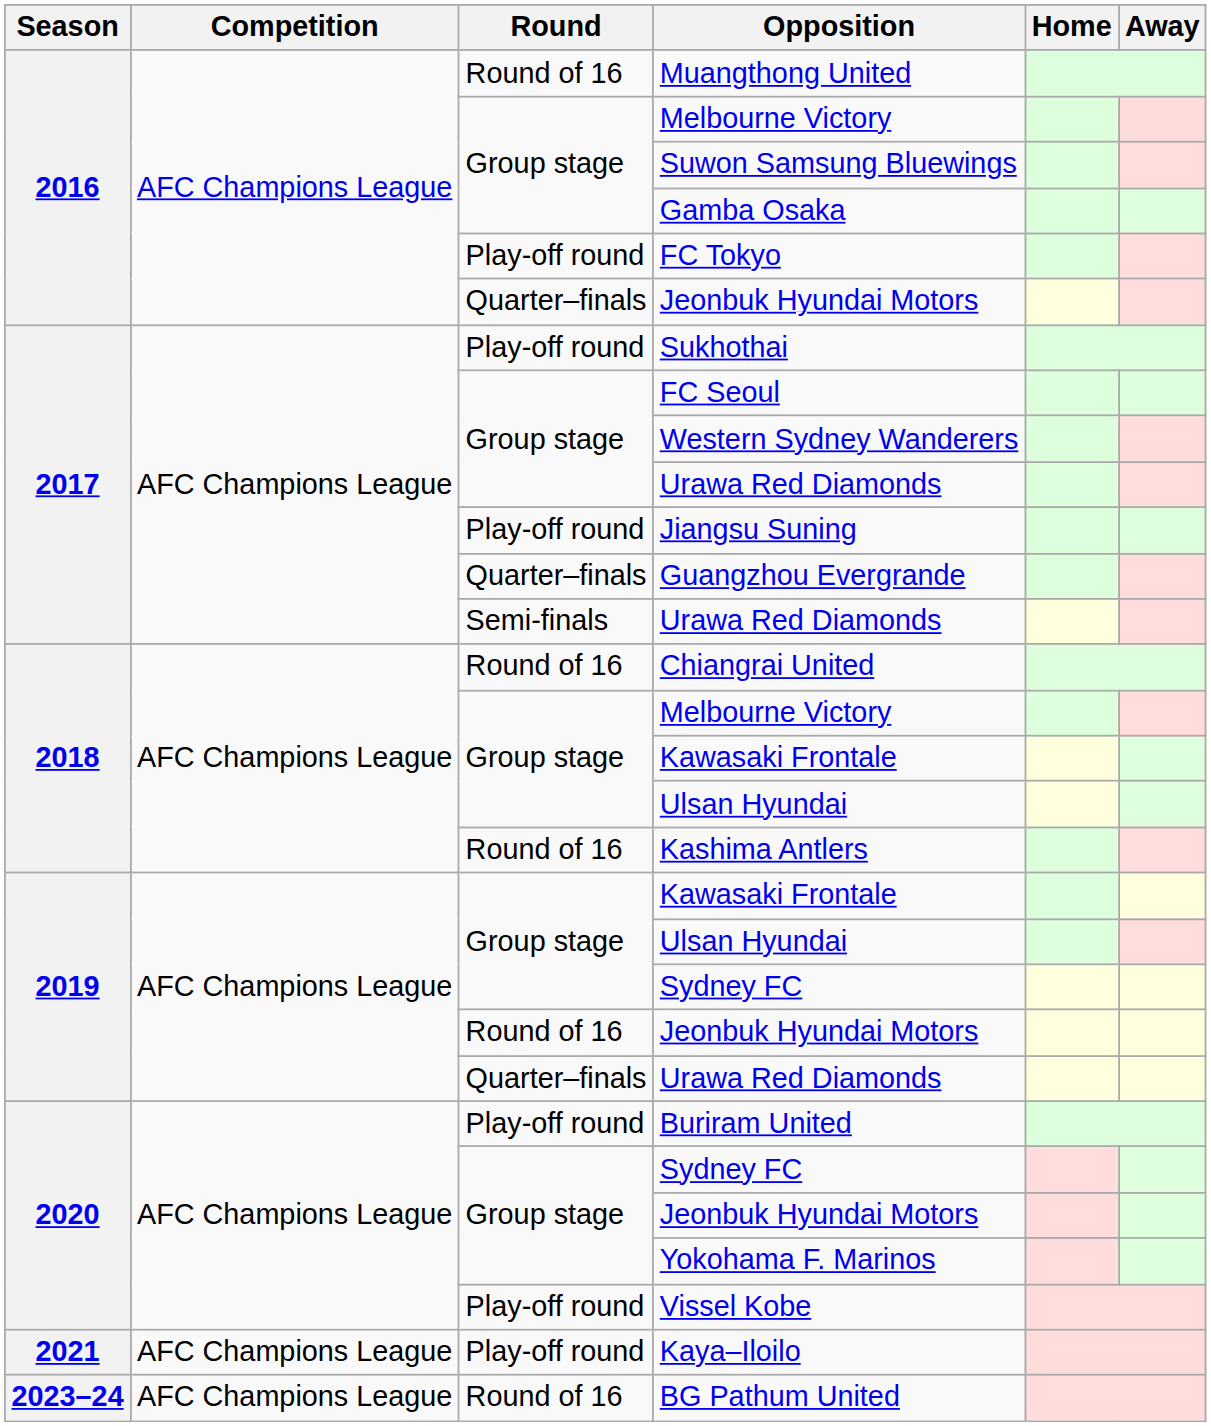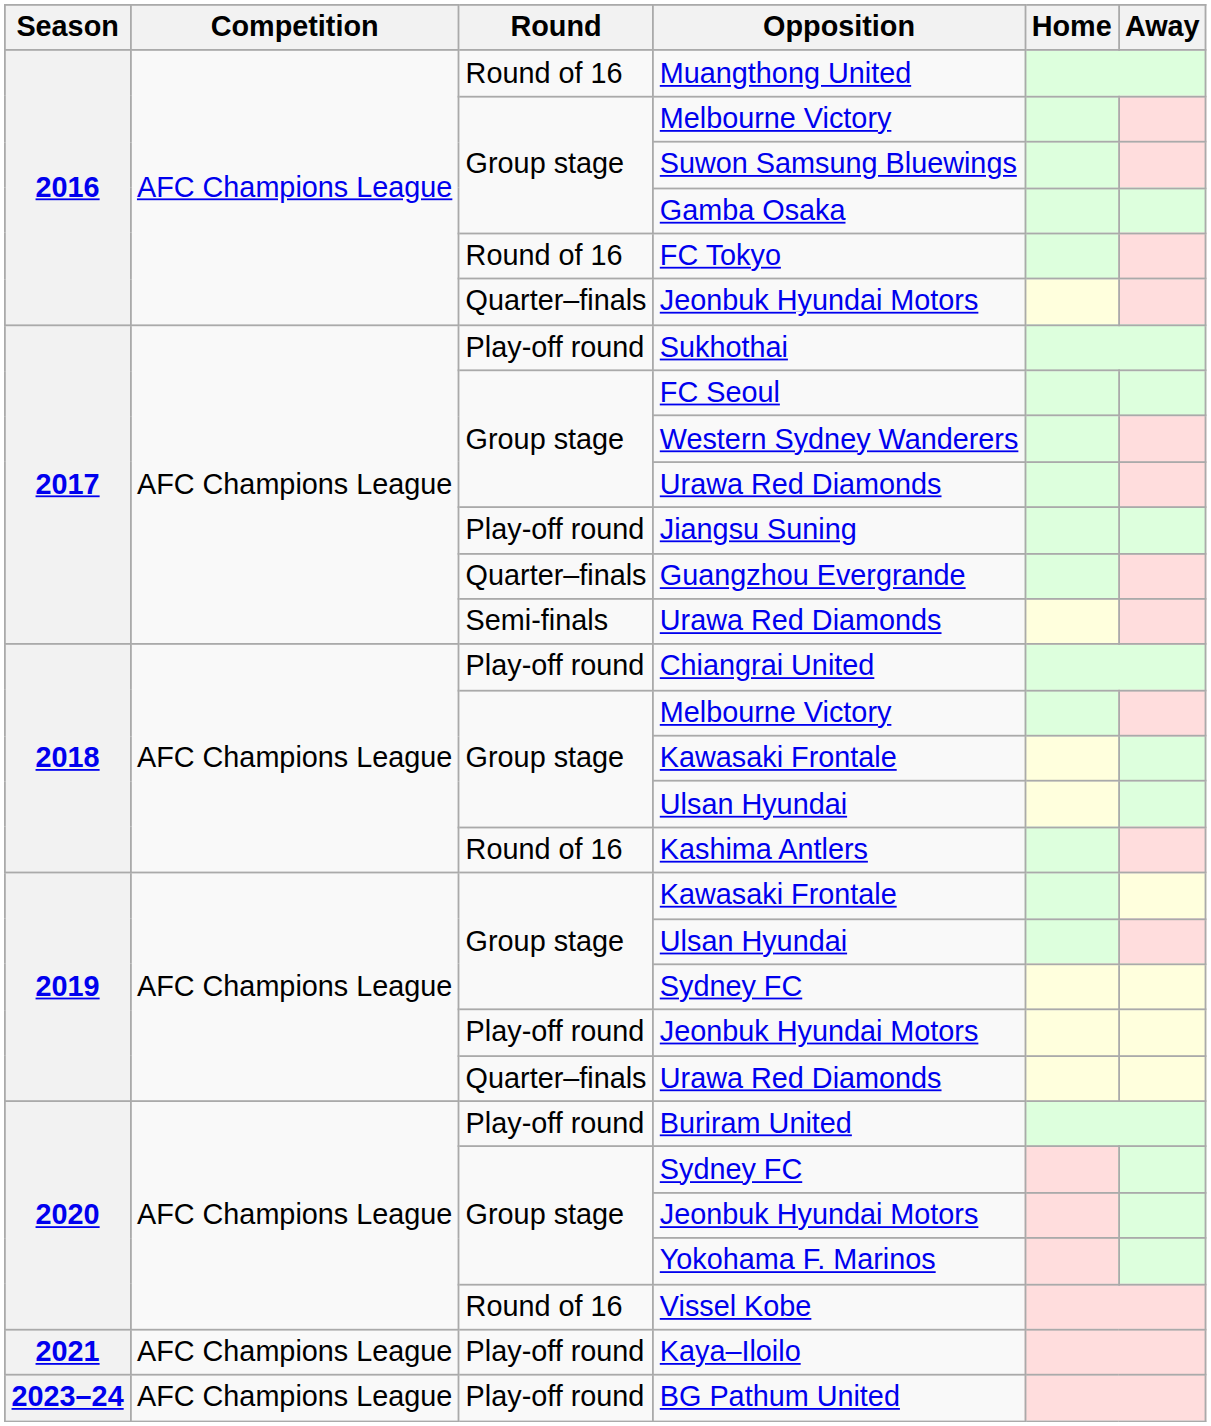(555, 255) Play-off round -> (544, 255) Round of 16
(544, 666) Round of 16 -> (555, 666) Play-off round
(544, 1032) Round of 16 -> (555, 1032) Play-off round
(555, 1306) Play-off round -> (544, 1306) Round of 16
(544, 1397) Round of 16 -> (555, 1397) Play-off round
